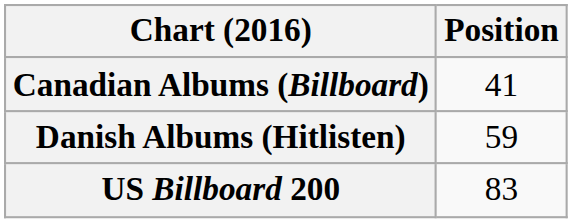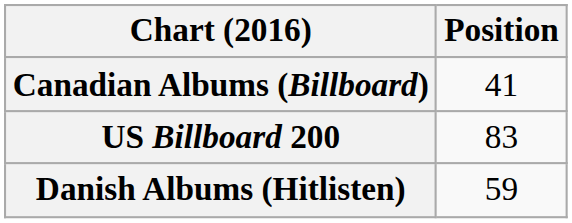rows swapped: (221, 136) <-> (221, 189)
